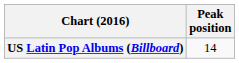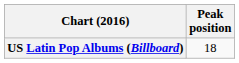(210, 48) 14 -> (210, 48) 18
